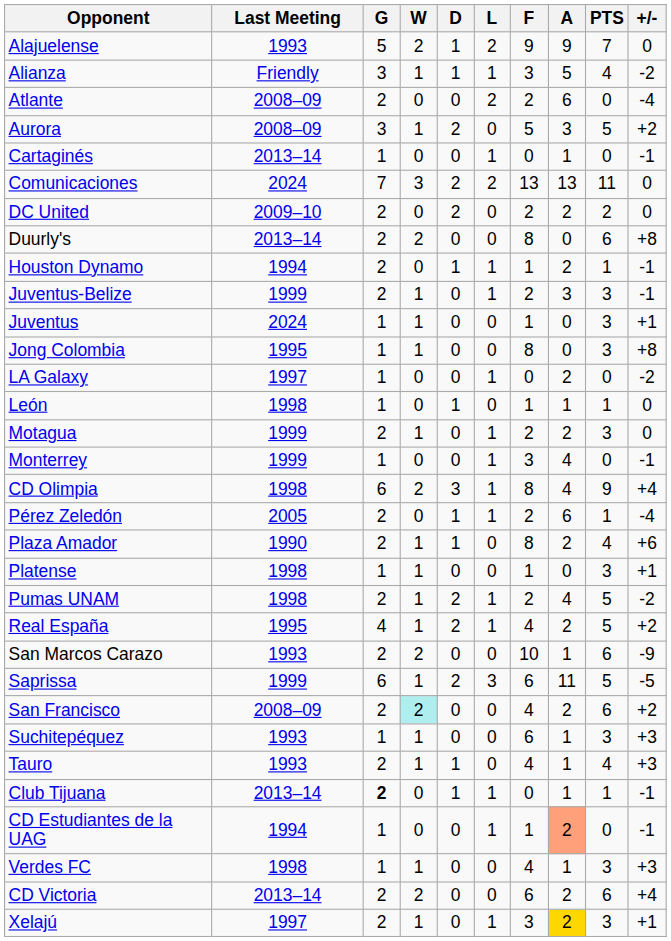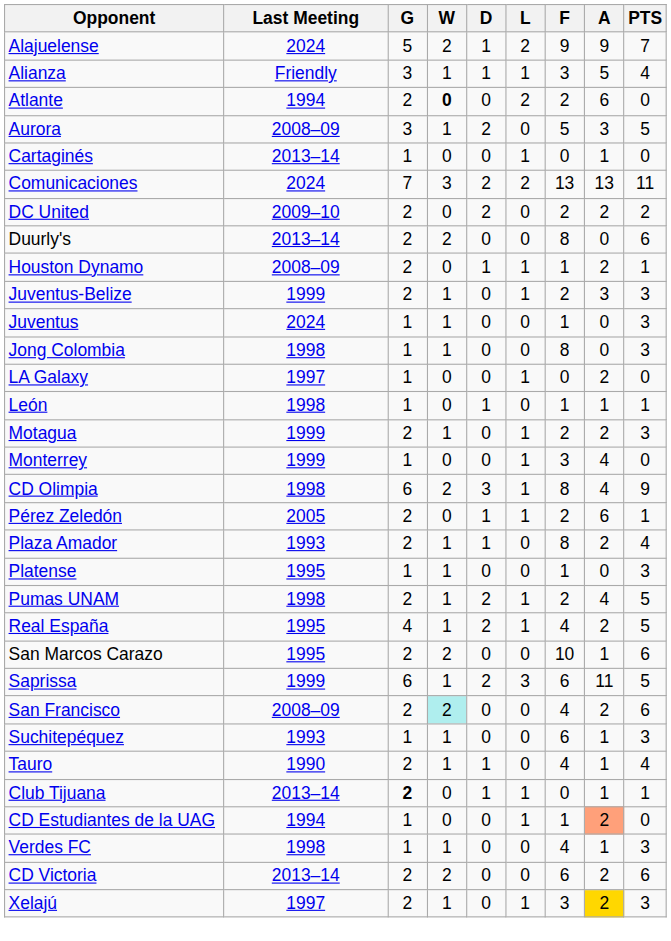- column: (647, 18)
(288, 45) 1993 -> (306, 45) 2024
(288, 101) 2008–09 -> (306, 101) 1994
(419, 101) normal -> (447, 101) bold
(288, 267) 1994 -> (306, 267) 2008–09
(288, 350) 1995 -> (306, 350) 1998
(288, 543) 1990 -> (306, 543) 1993
(288, 571) 1998 -> (306, 571) 1995
(288, 654) 1993 -> (306, 654) 1995
(288, 765) 1993 -> (306, 765) 1990
